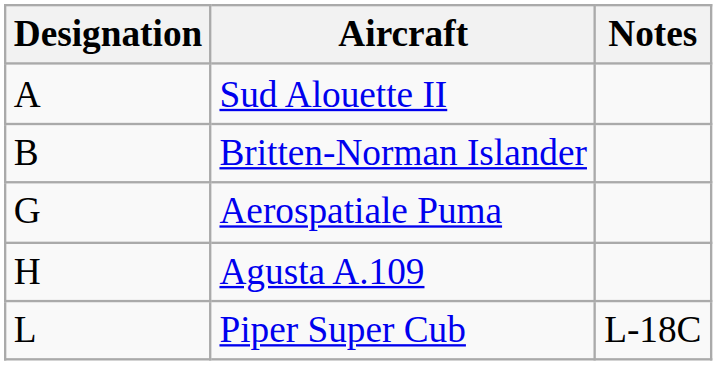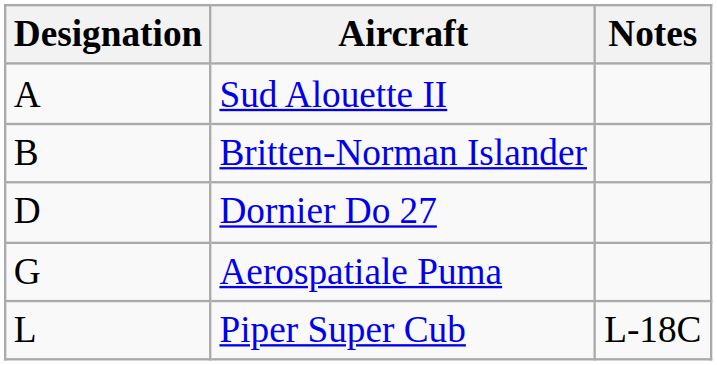+ row: (328, 211)
- row: (322, 270)
